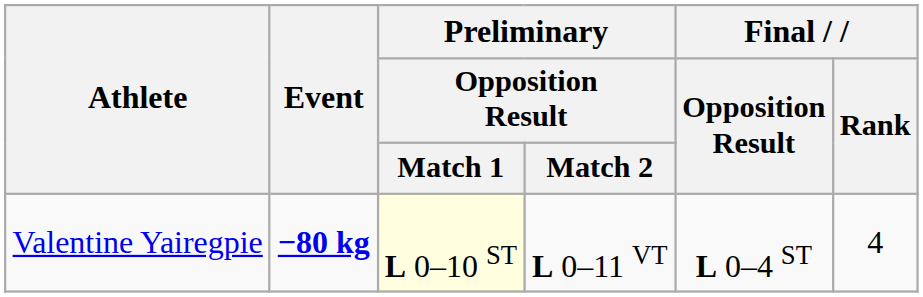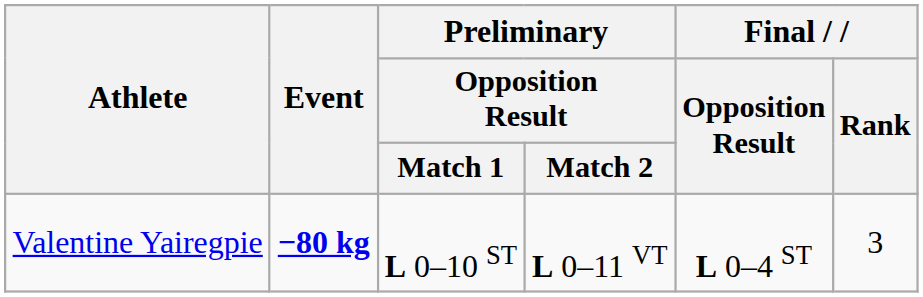(451, 261) lightyellow background -> (451, 261) no background
(875, 242) 4 -> (875, 242) 3
